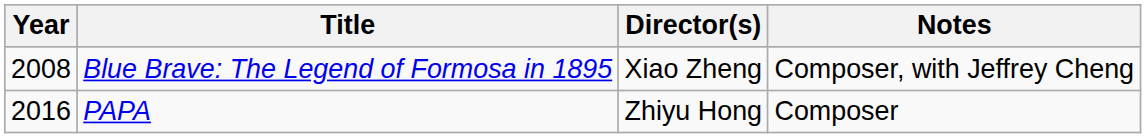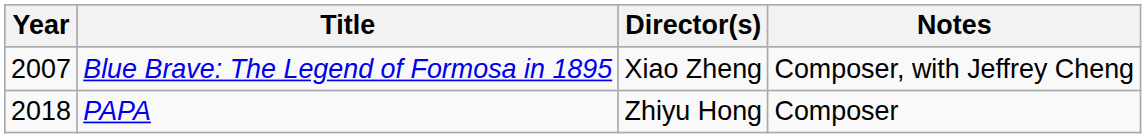(41, 68) 2008 -> (41, 68) 2007
(41, 111) 2016 -> (41, 111) 2018
